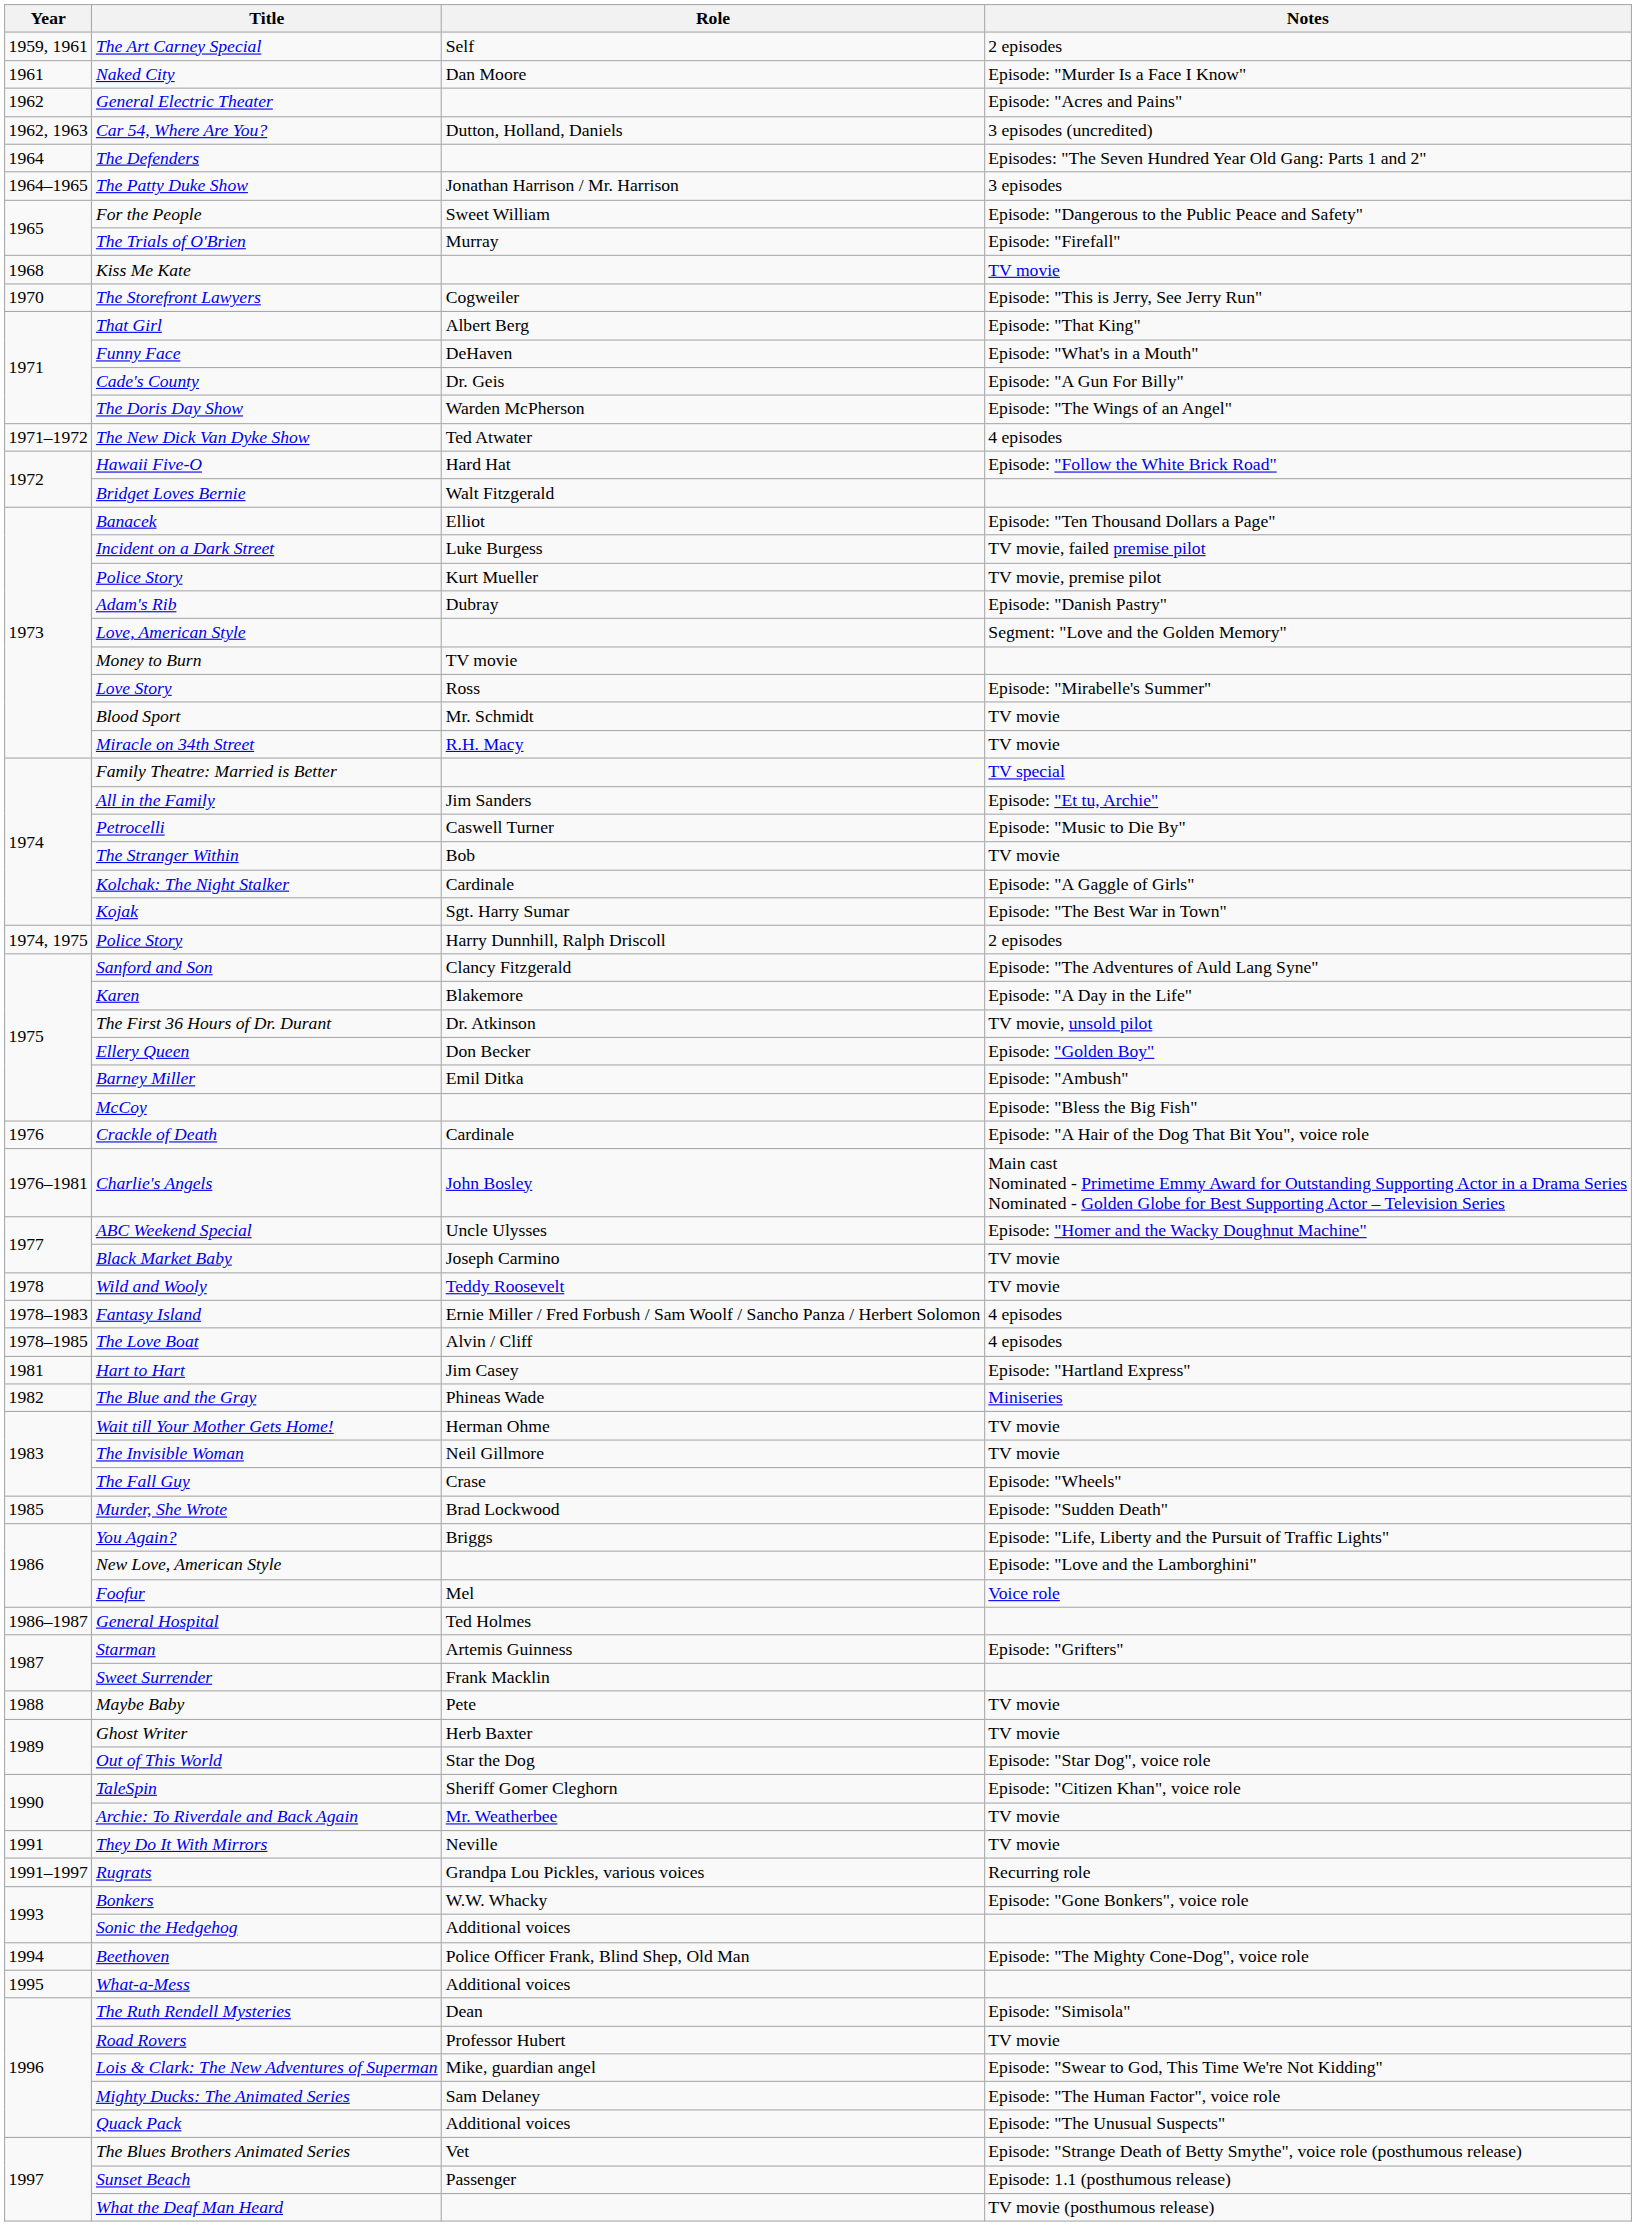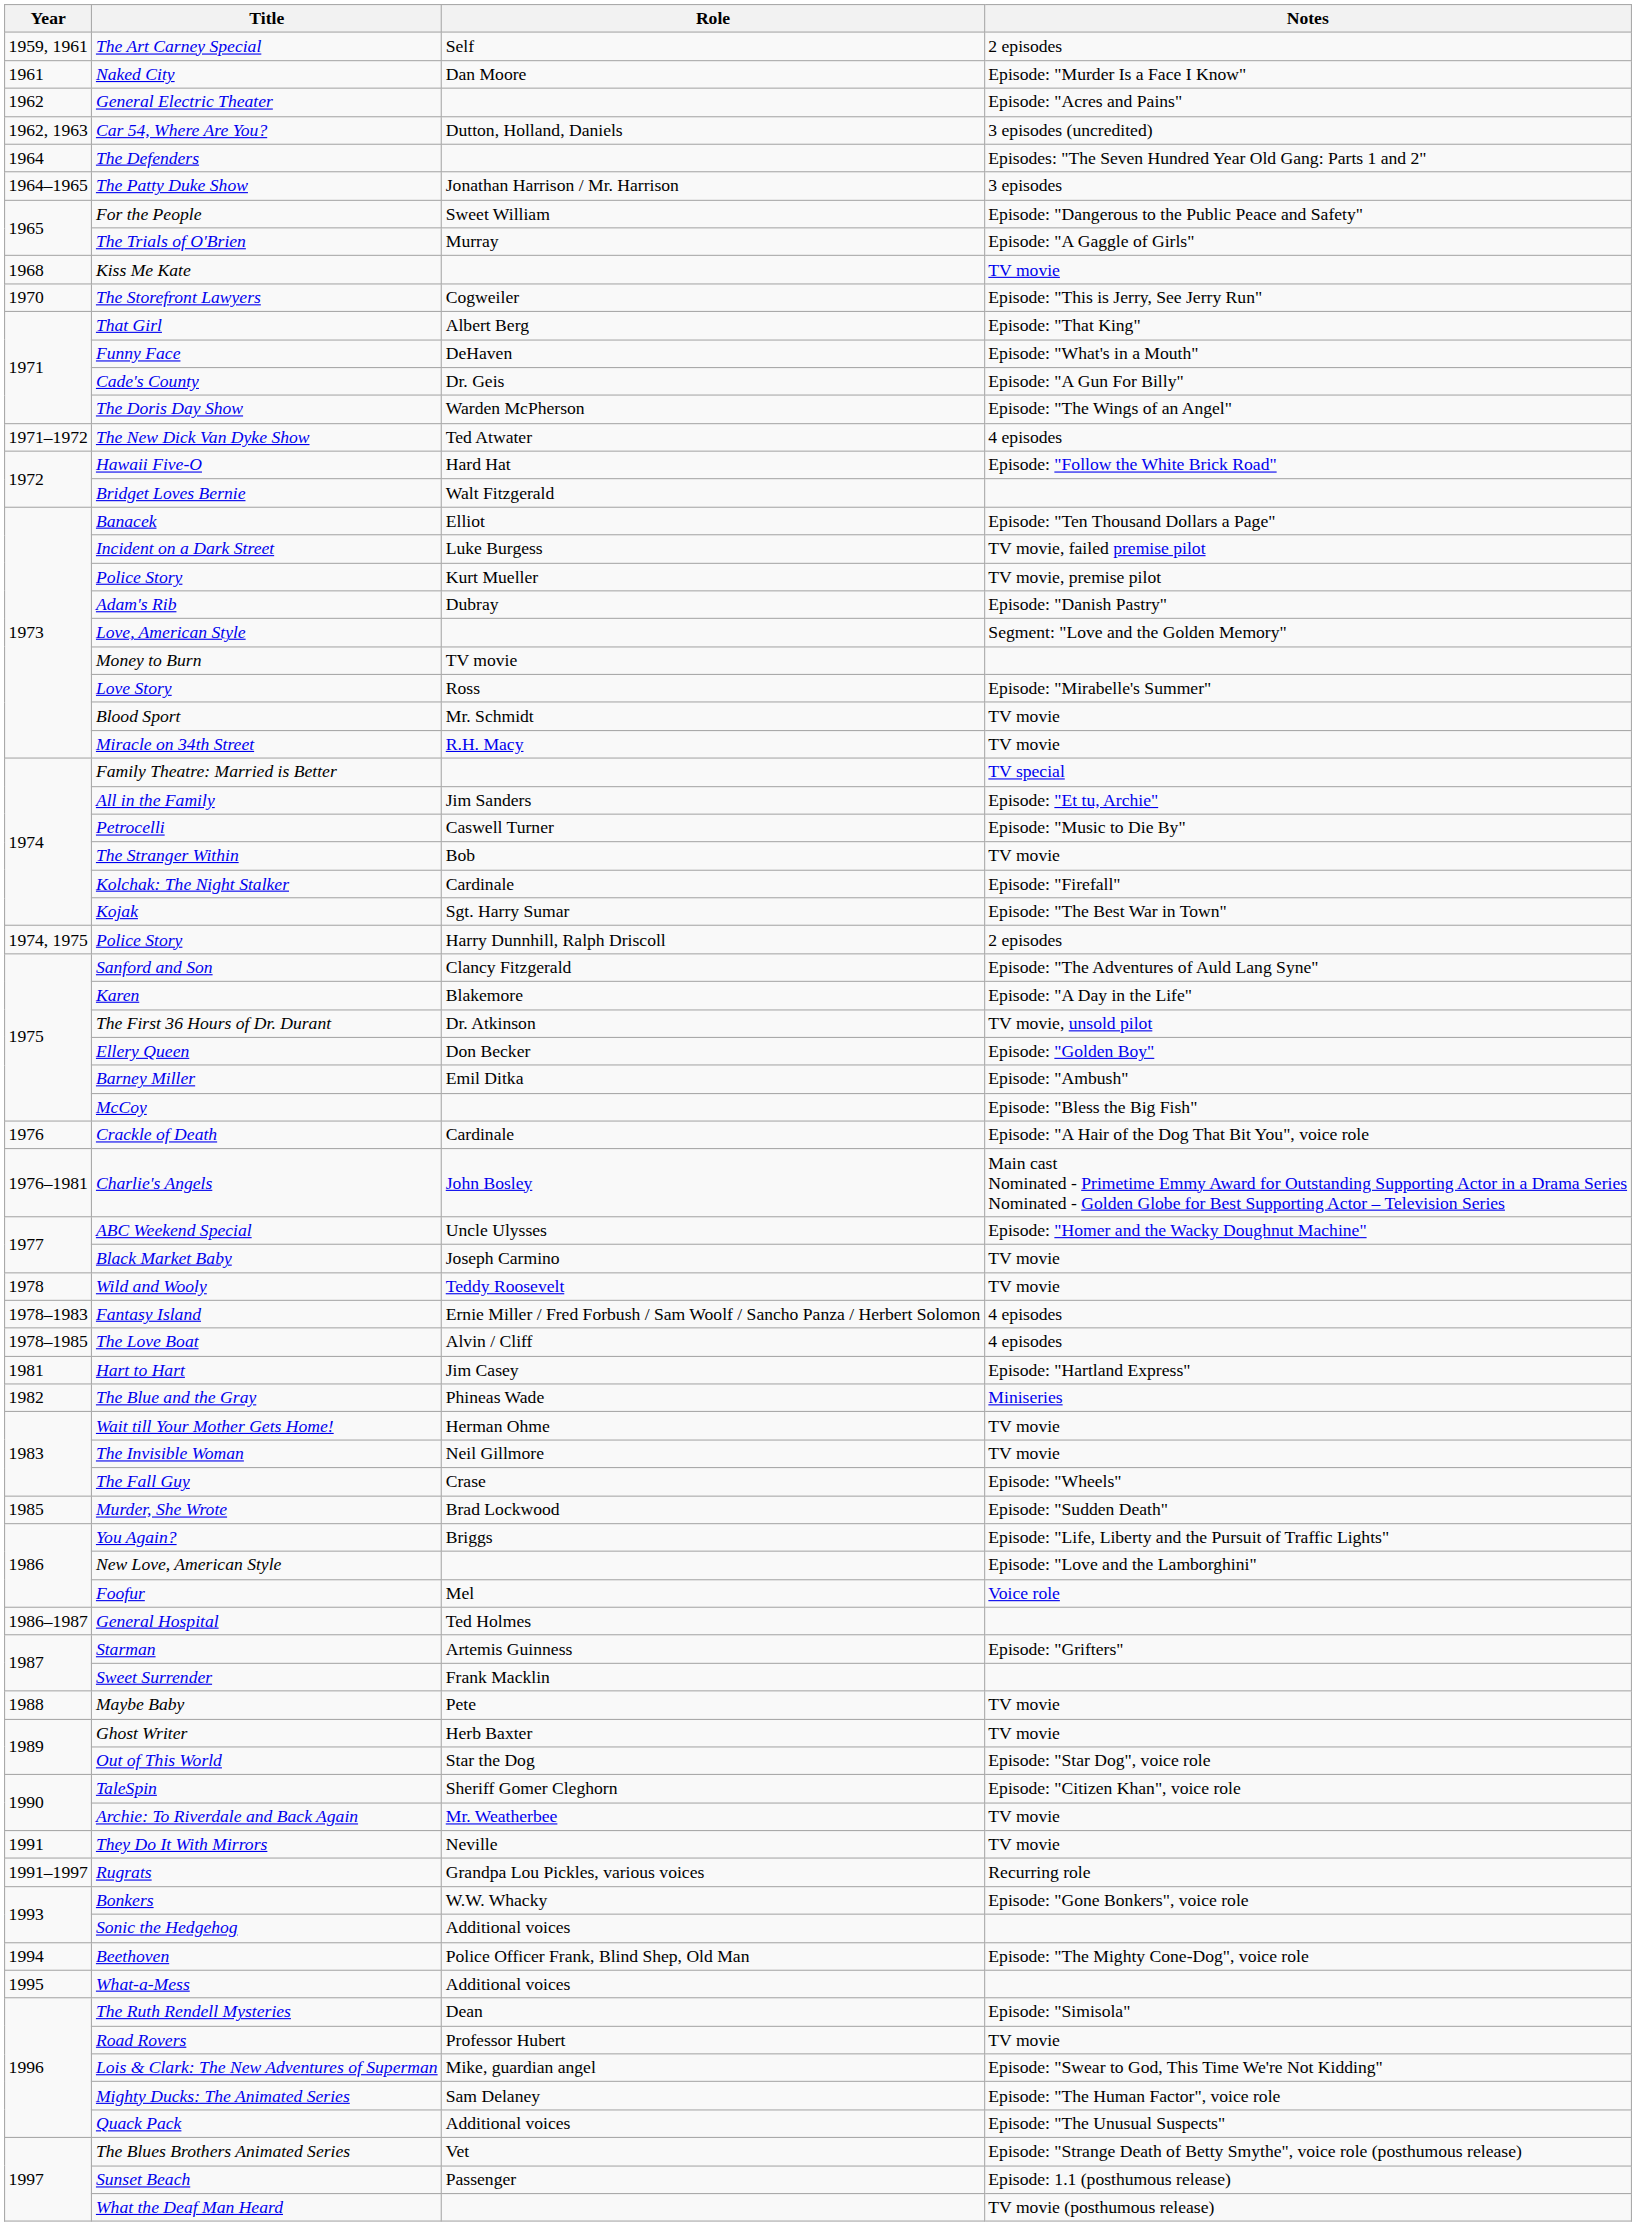(1054, 241) Episode: "Firefall" -> (1091, 241) Episode: "A Gaggle of Girls"
(1091, 883) Episode: "A Gaggle of Girls" -> (1054, 883) Episode: "Firefall"
